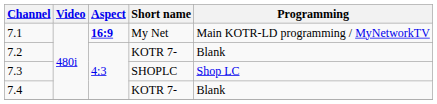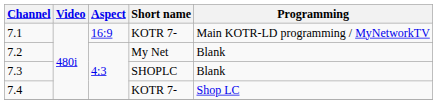(102, 33) bold -> (102, 33) normal
(150, 33) My Net -> (154, 33) KOTR 7-
(154, 52) KOTR 7- -> (150, 52) My Net
(218, 71) Shop LC -> (211, 71) Blank
(211, 90) Blank -> (218, 90) Shop LC
